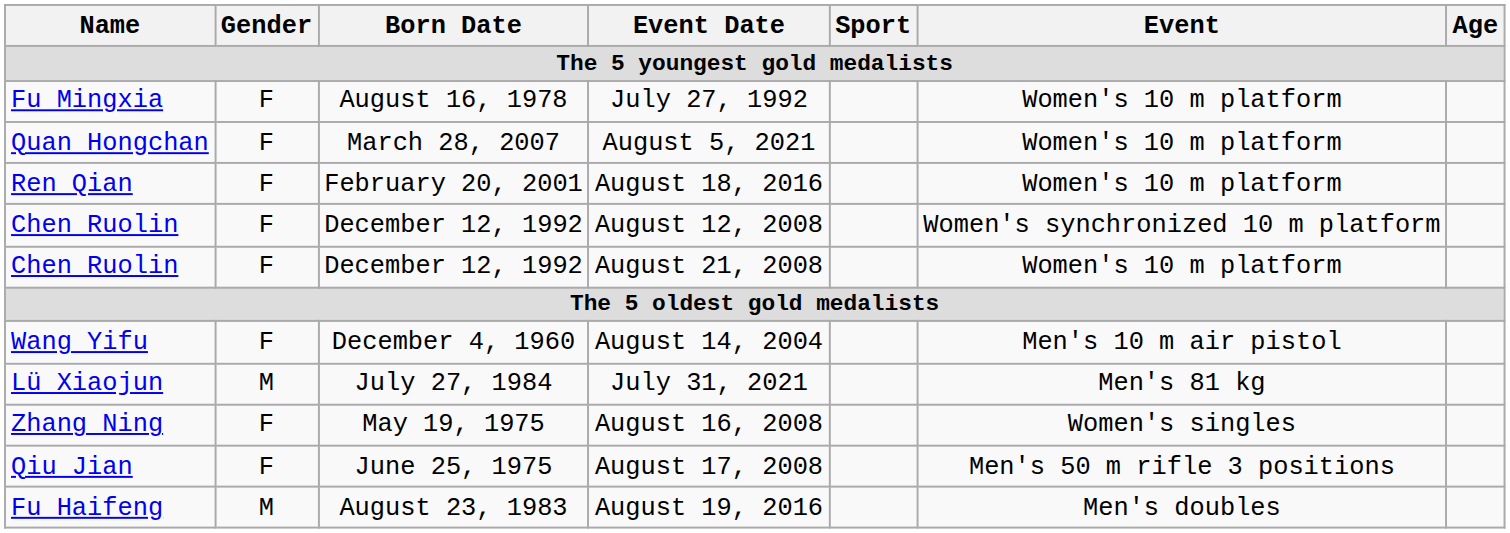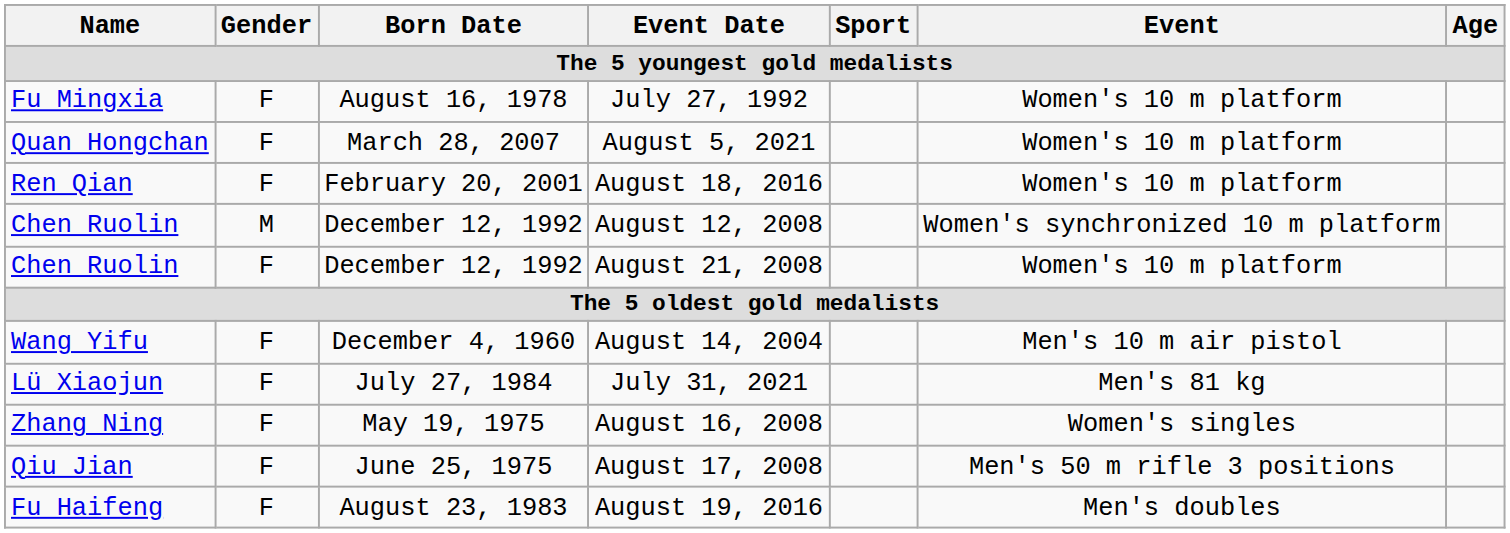(266, 225) F -> (266, 225) M
(266, 384) M -> (266, 384) F
(266, 508) M -> (266, 508) F
